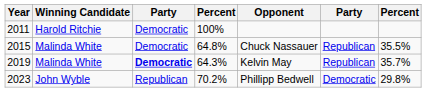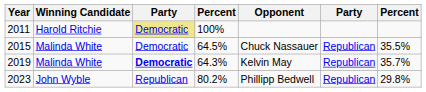(162, 29) no background -> (162, 29) khaki background
(212, 46) 64.8% -> (212, 46) 64.5%
(212, 79) 70.2% -> (212, 79) 80.2%
(349, 79) Democratic -> (349, 79) Republican
